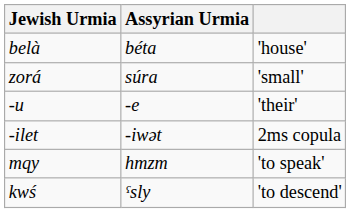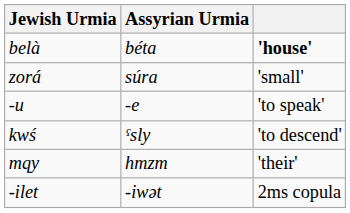(282, 47) normal -> (285, 47) bold
(278, 105) 'their' -> (291, 105) 'to speak'
rows swapped: (23, 134) <-> (22, 192)
(291, 163) 'to speak' -> (278, 163) 'their'
